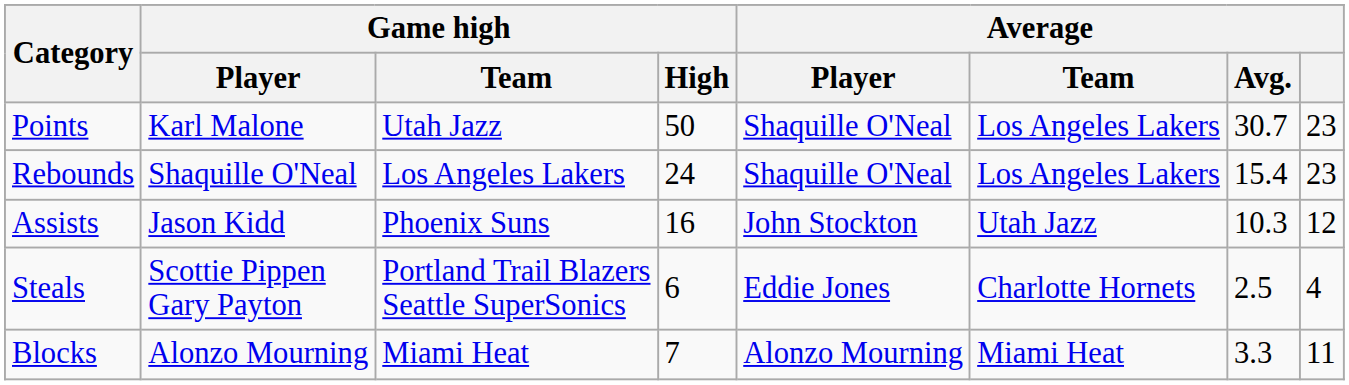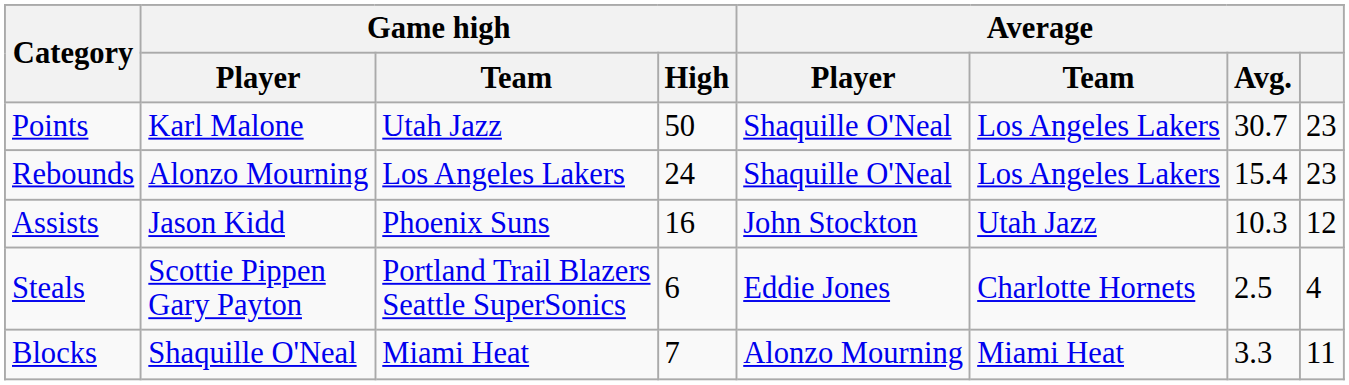(252, 174) Shaquille O'Neal -> (258, 174) Alonzo Mourning
(258, 353) Alonzo Mourning -> (252, 353) Shaquille O'Neal
